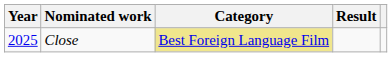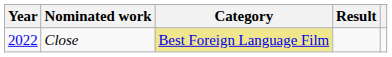(23, 39) 2025 -> (23, 39) 2022
